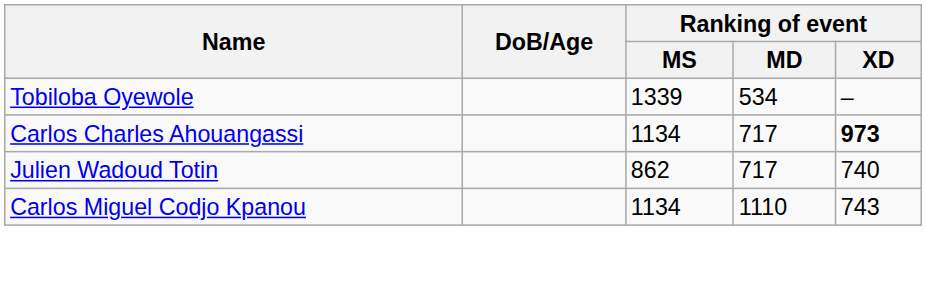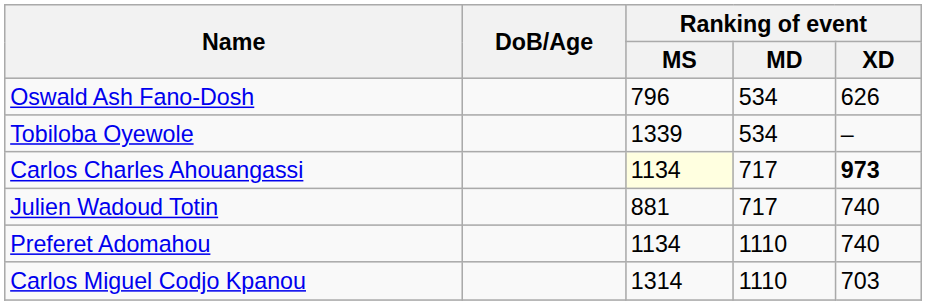+ row: (132, 97)
(656, 134) no background -> (656, 171) lightyellow background
(650, 171) 862 -> (650, 207) 881
+ row: (110, 244)
(656, 207) 1134 -> (657, 281) 1314
(860, 207) 743 -> (860, 281) 703
